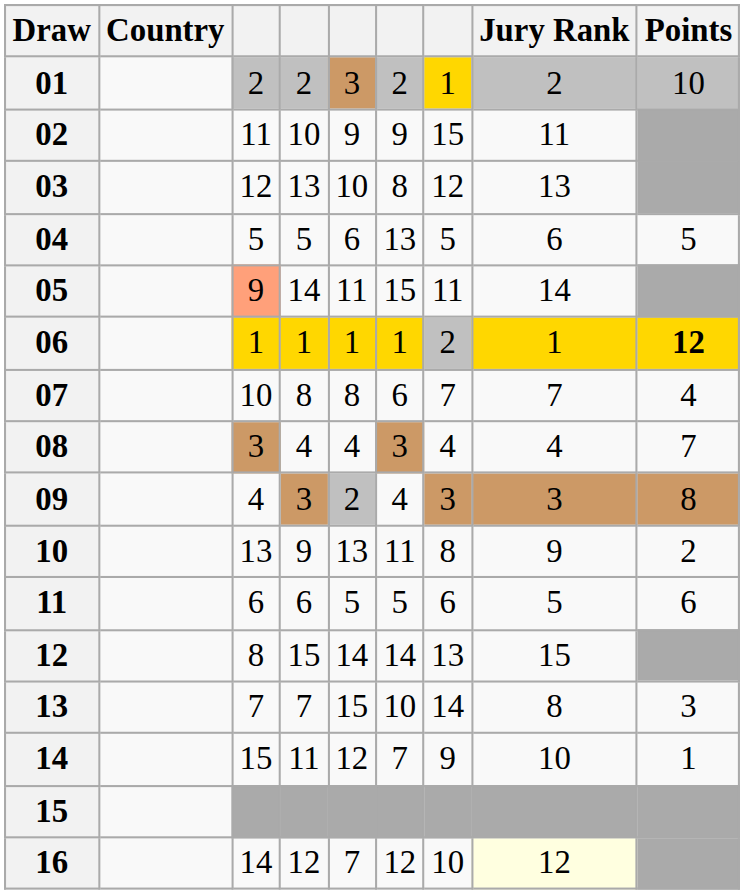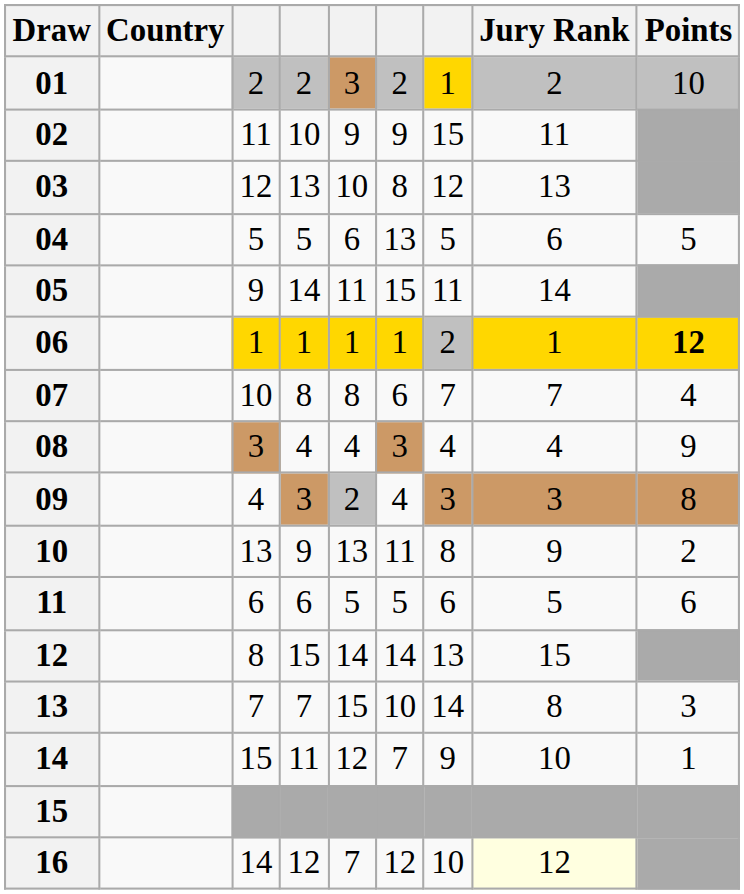(256, 290) lightsalmon background -> (256, 290) no background
(688, 446) 7 -> (688, 446) 9
